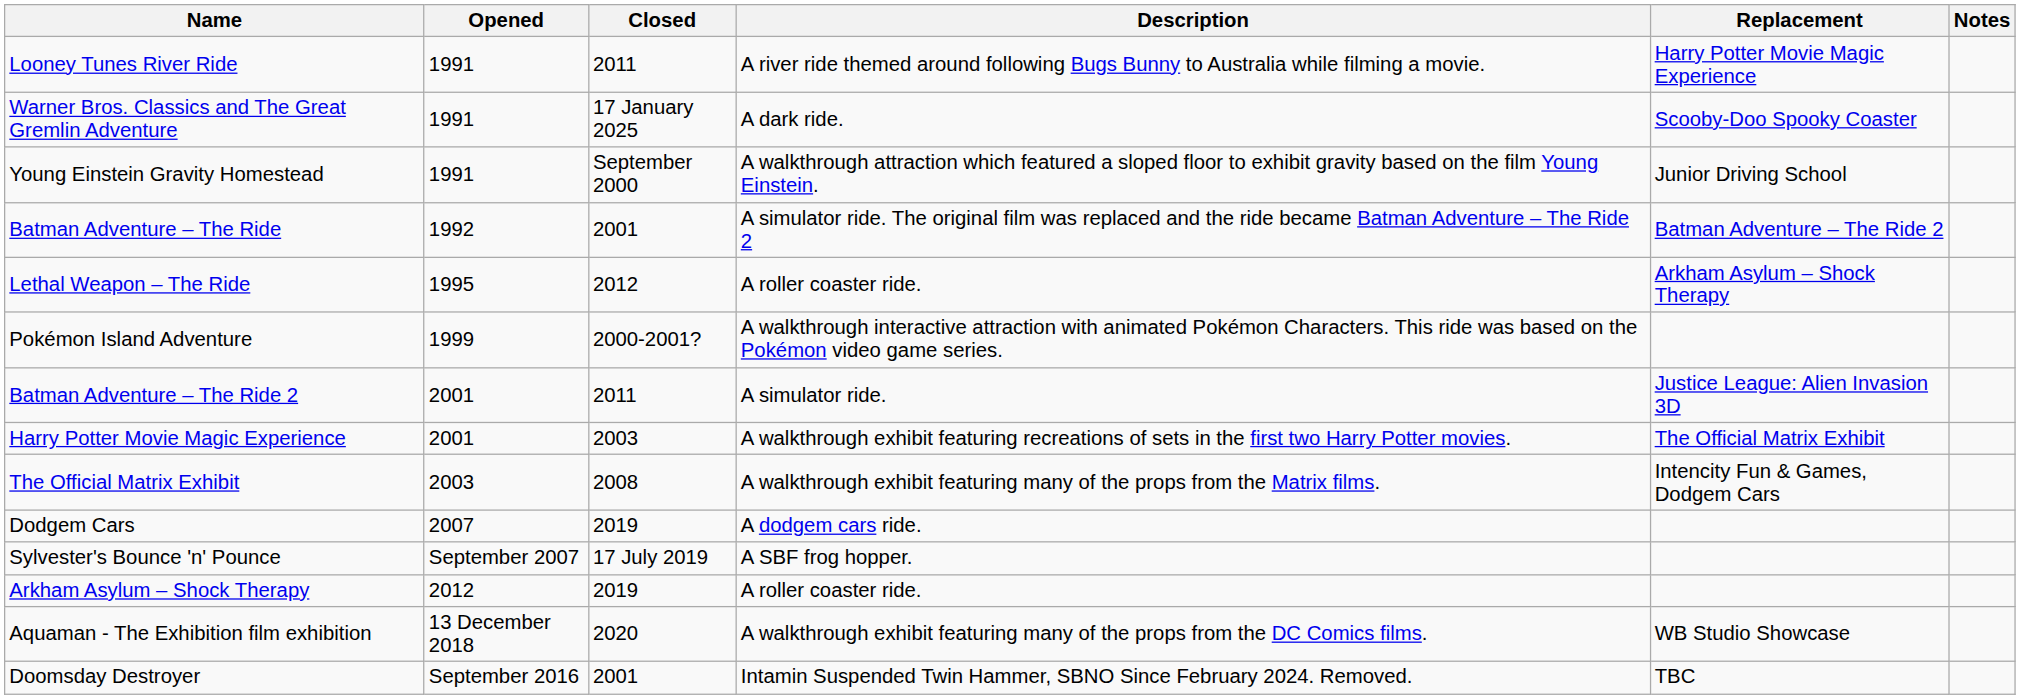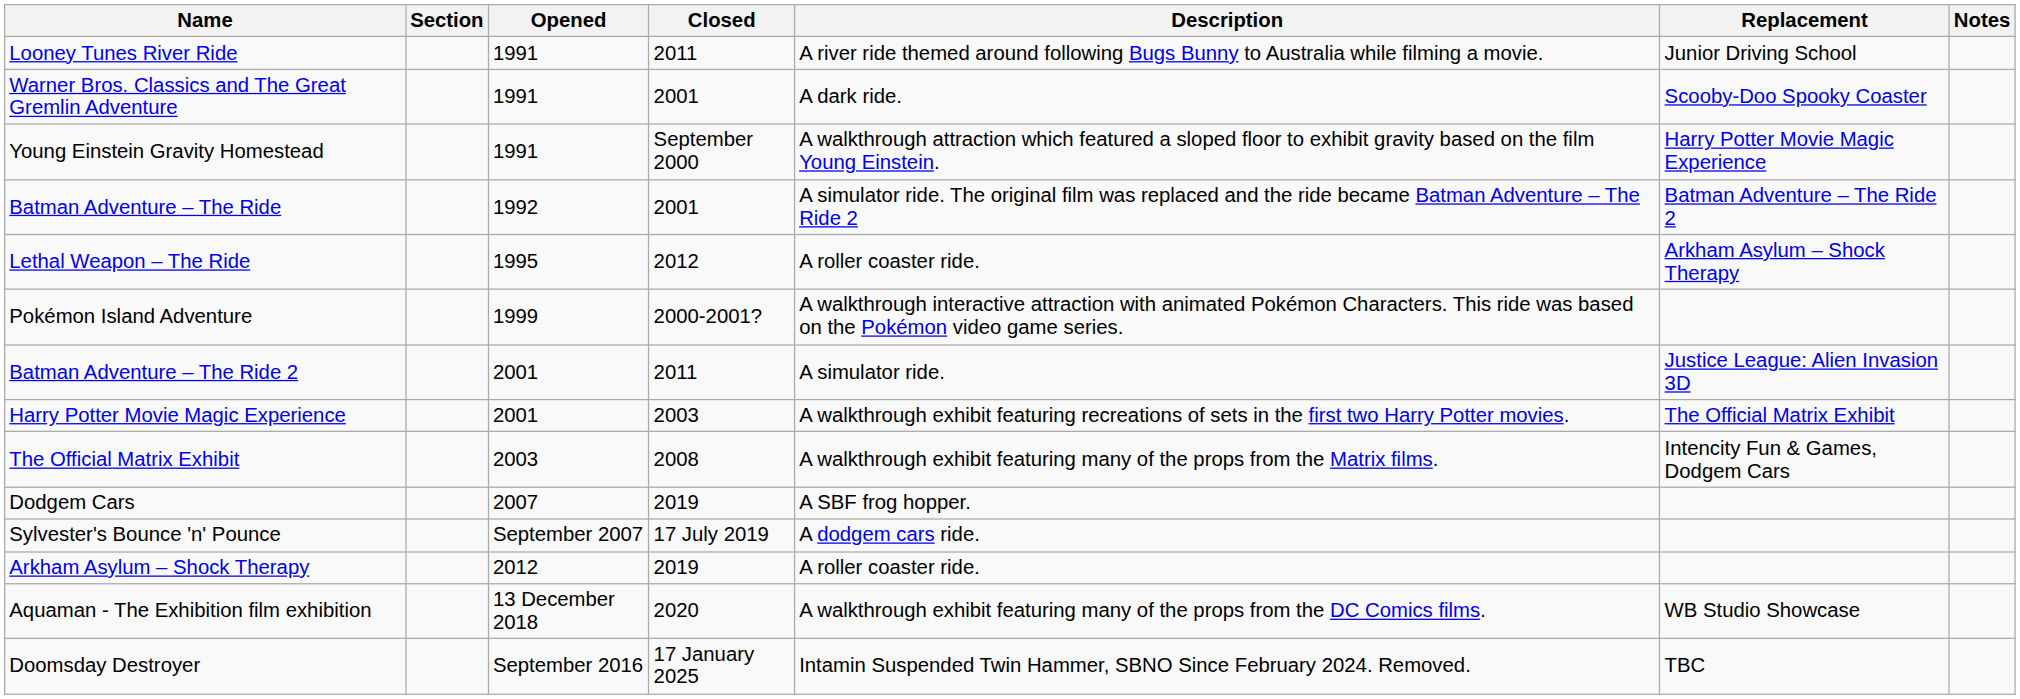+ column: (447, 20)
(1769, 64) Harry Potter Movie Magic Experience -> (1761, 52) Junior Driving School
(643, 119) 17 January 2025 -> (676, 96) 2001
(1751, 174) Junior Driving School -> (1779, 151) Harry Potter Movie Magic Experience
(831, 525) A dodgem cars ride. -> (885, 502) A SBF frog hopper.
(827, 557) A SBF frog hopper. -> (890, 535) A dodgem cars ride.
(616, 677) 2001 -> (704, 666) 17 January 2025
